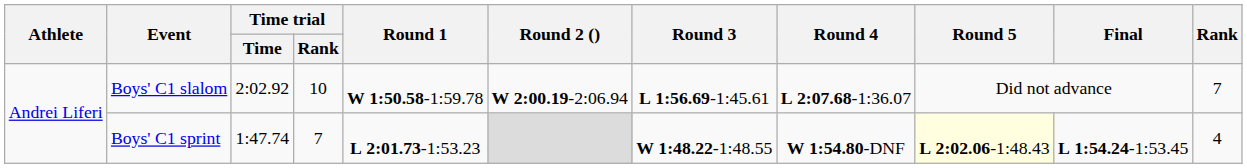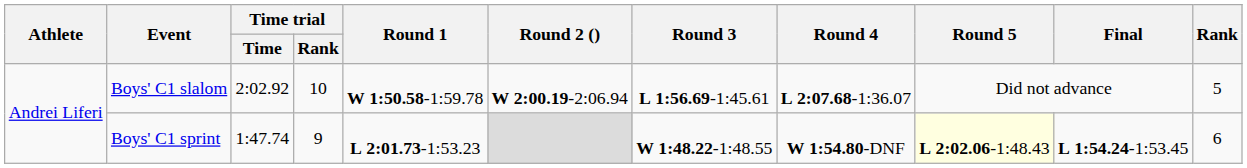(1217, 88) 7 -> (1217, 88) 5
(318, 138) 7 -> (318, 138) 9
(1217, 138) 4 -> (1217, 138) 6
